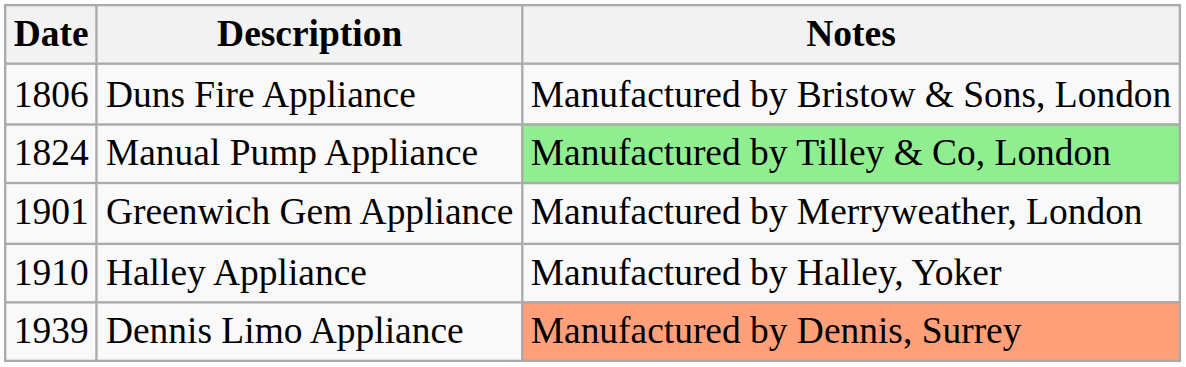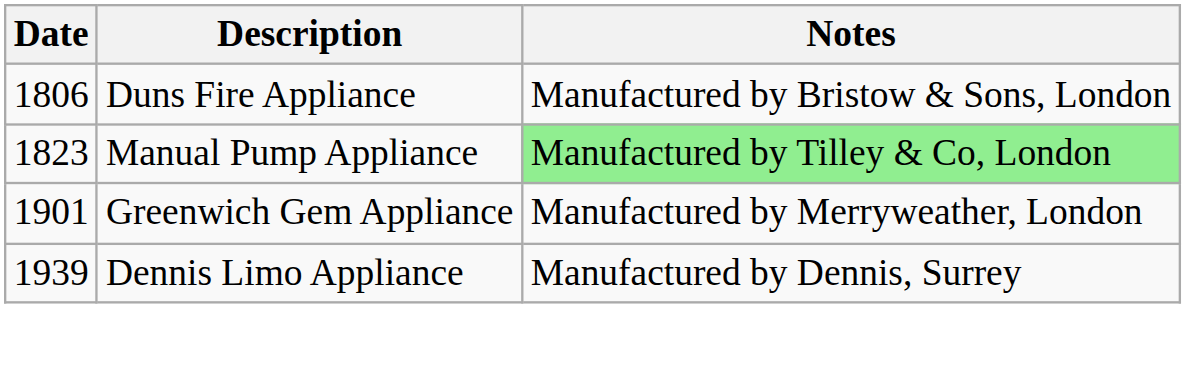(51, 152) 1824 -> (51, 152) 1823
- row: (236, 271)
(776, 331) lightsalmon background -> (776, 271) no background
